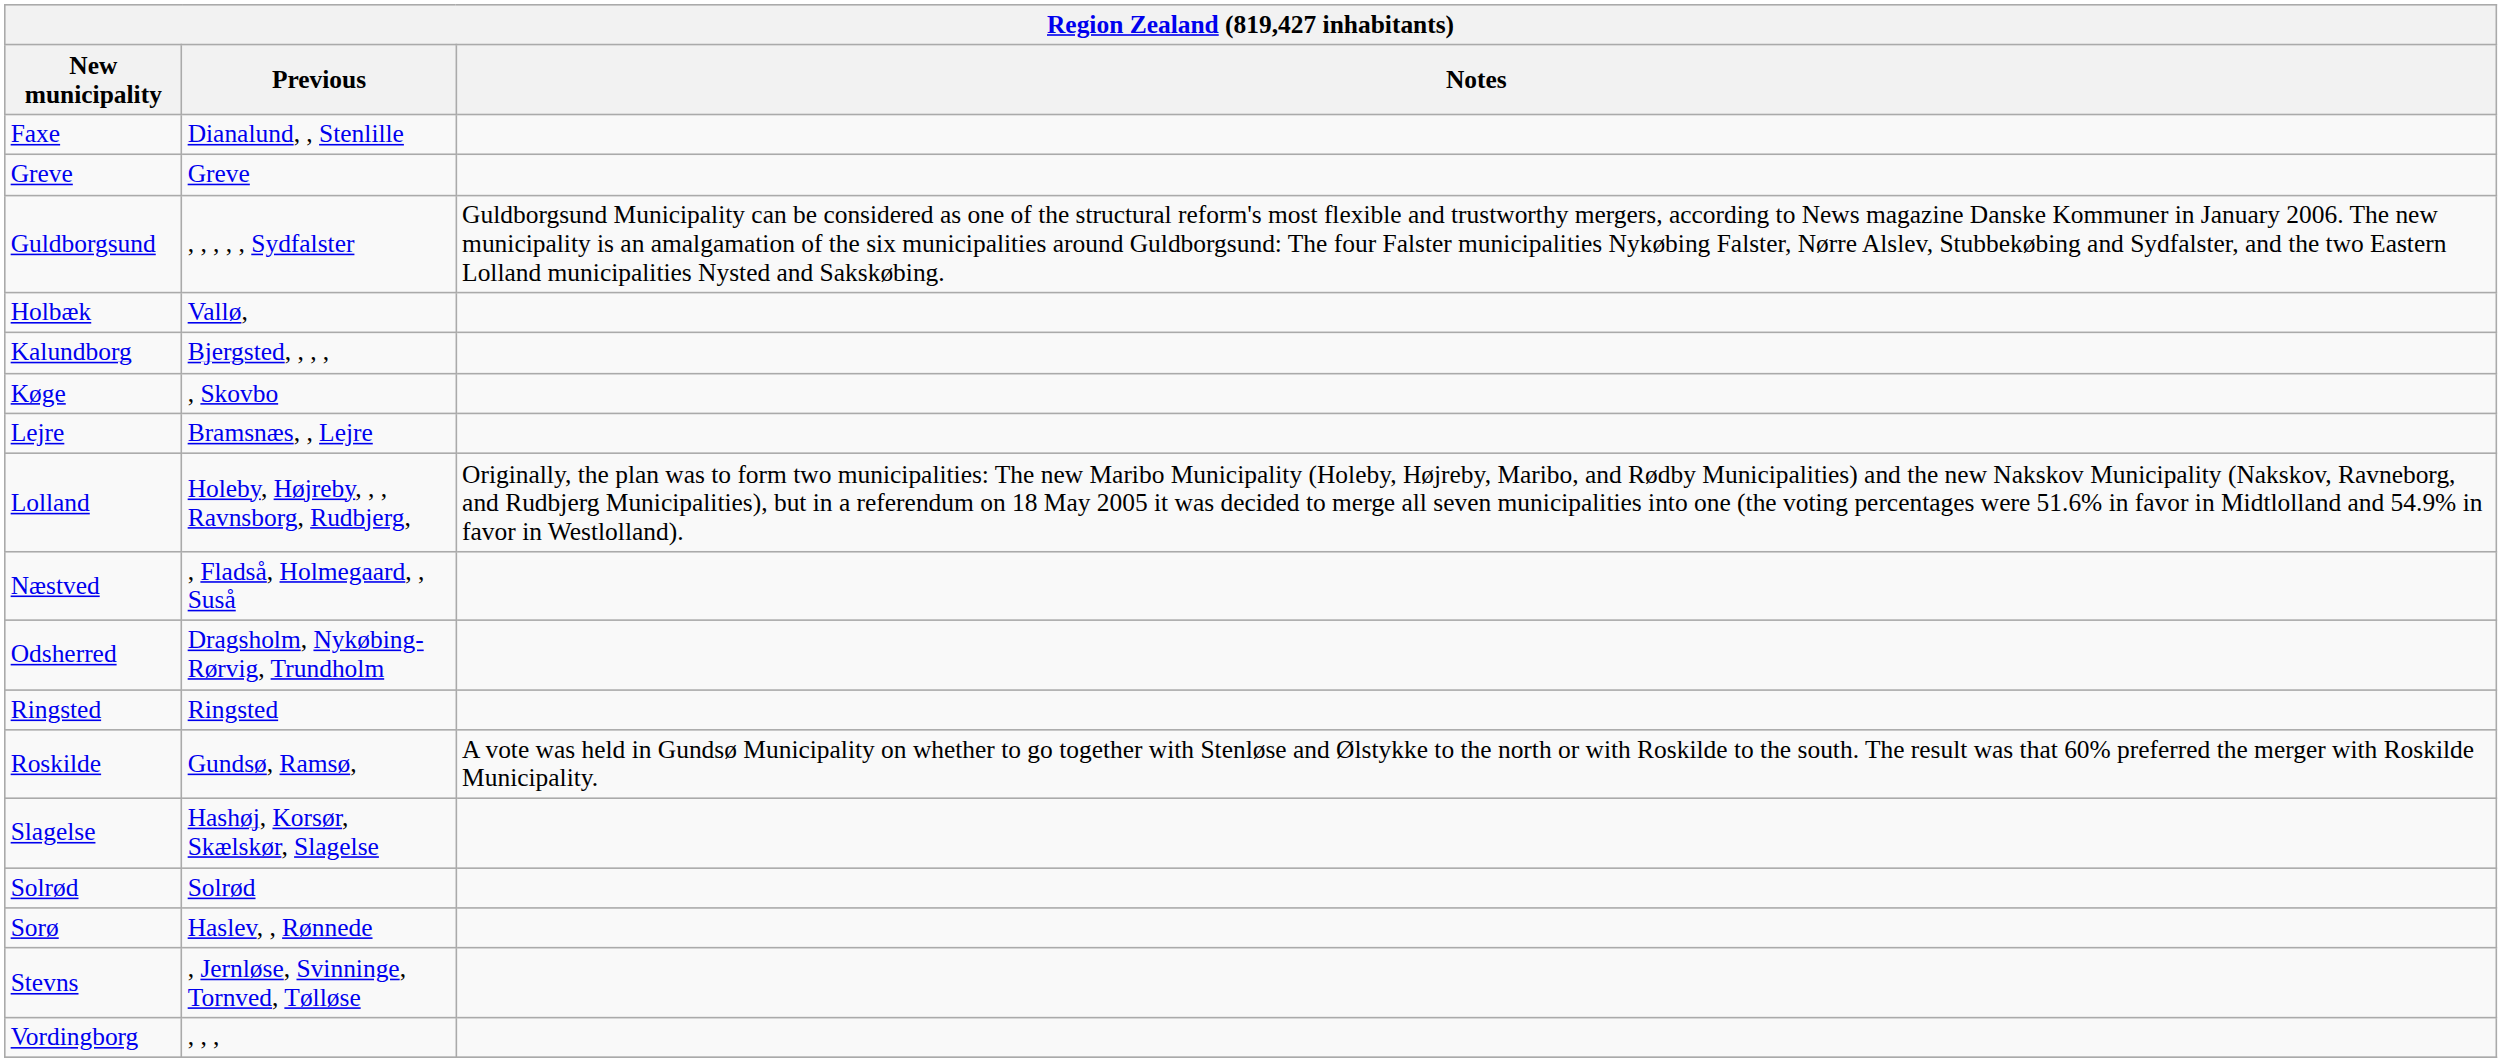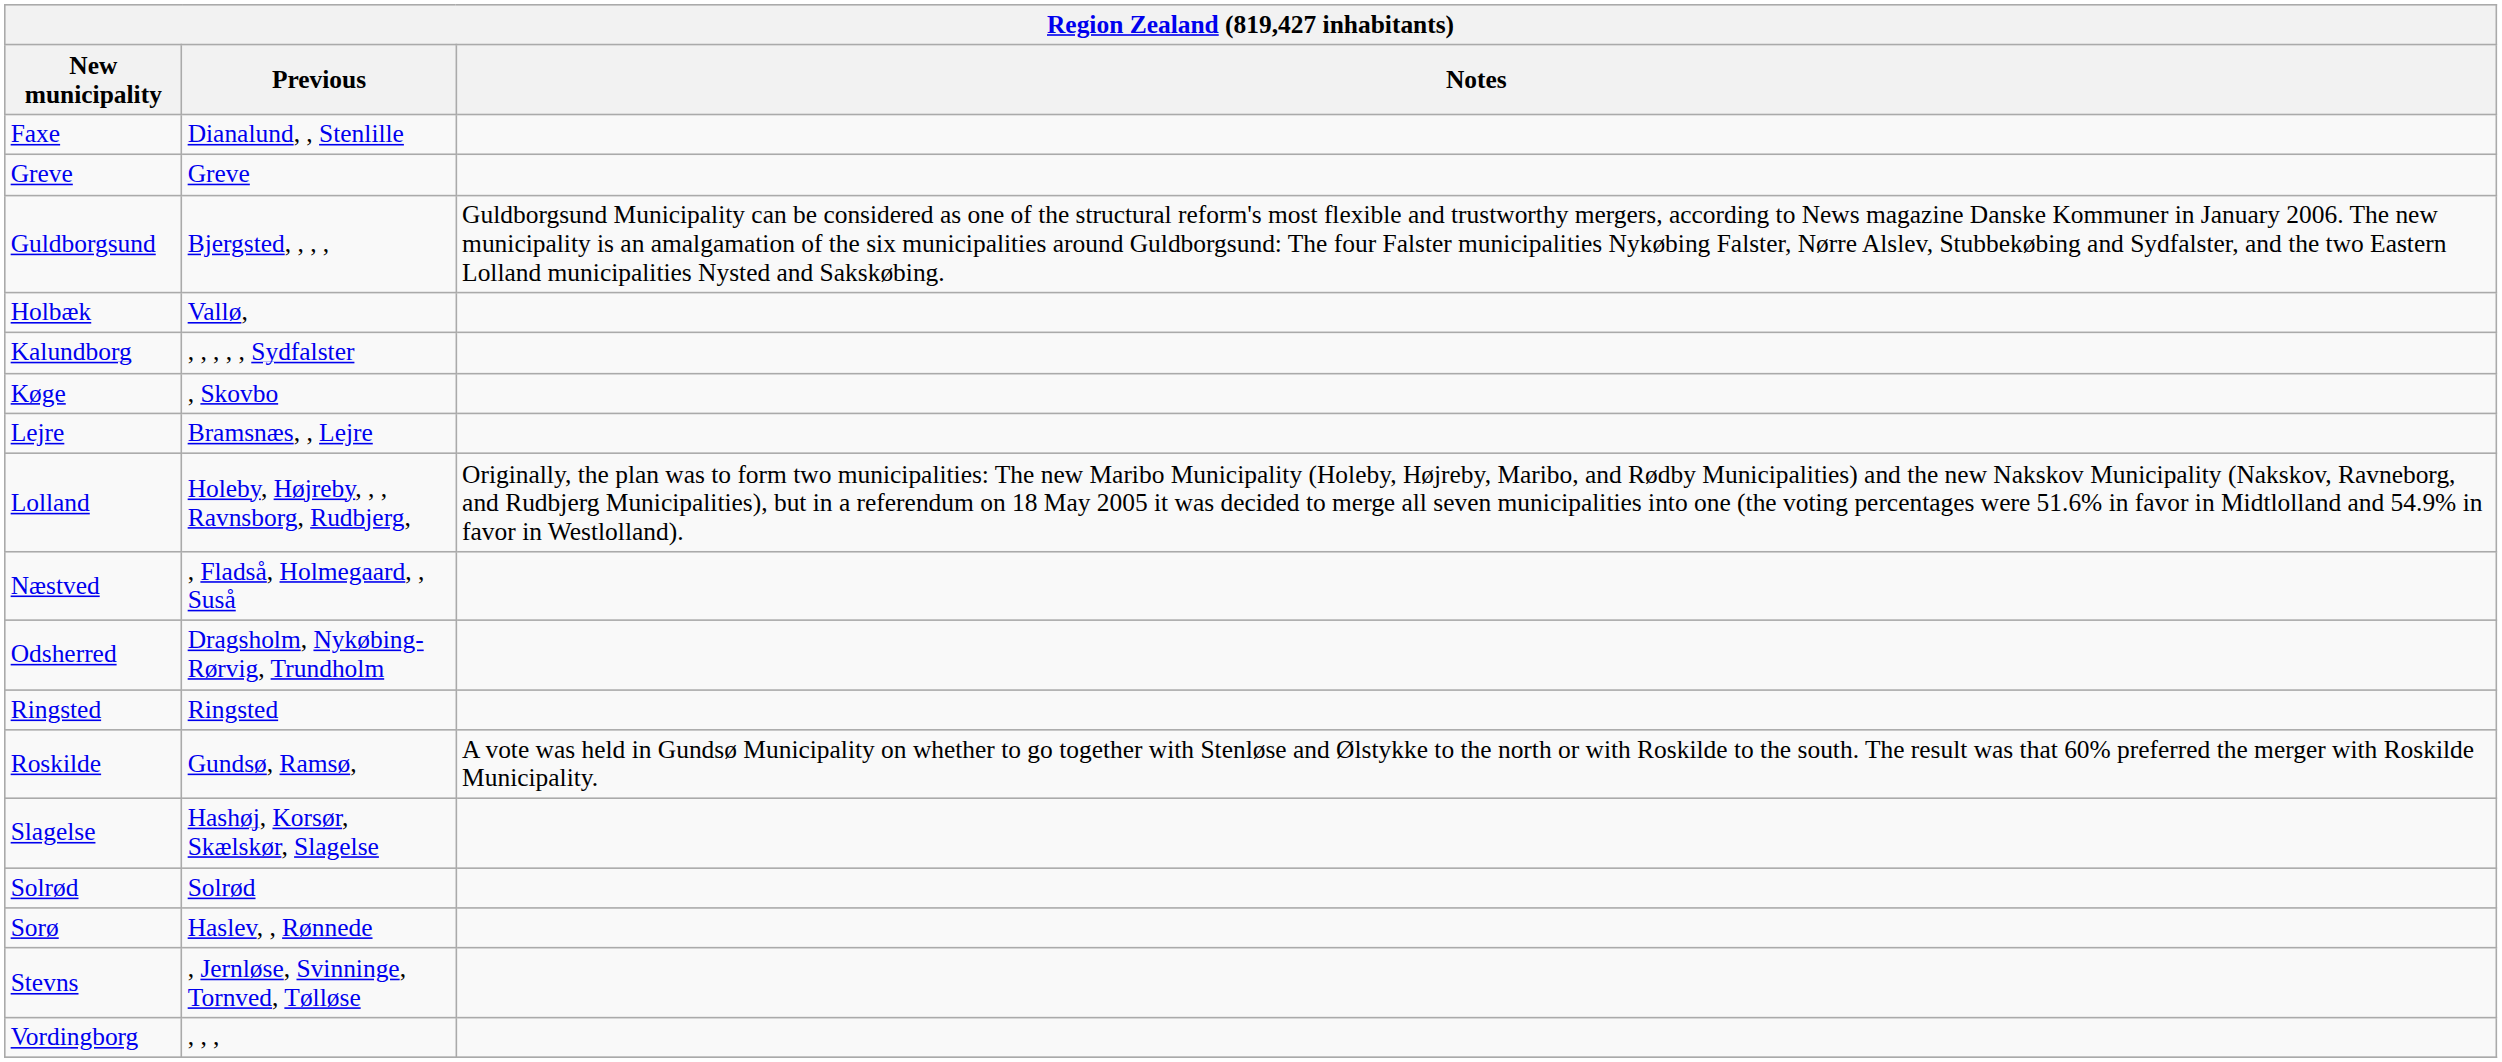(271, 243) , , , , , Sydfalster -> (258, 243) Bjergsted, , , ,
(258, 352) Bjergsted, , , , -> (271, 352) , , , , , Sydfalster
